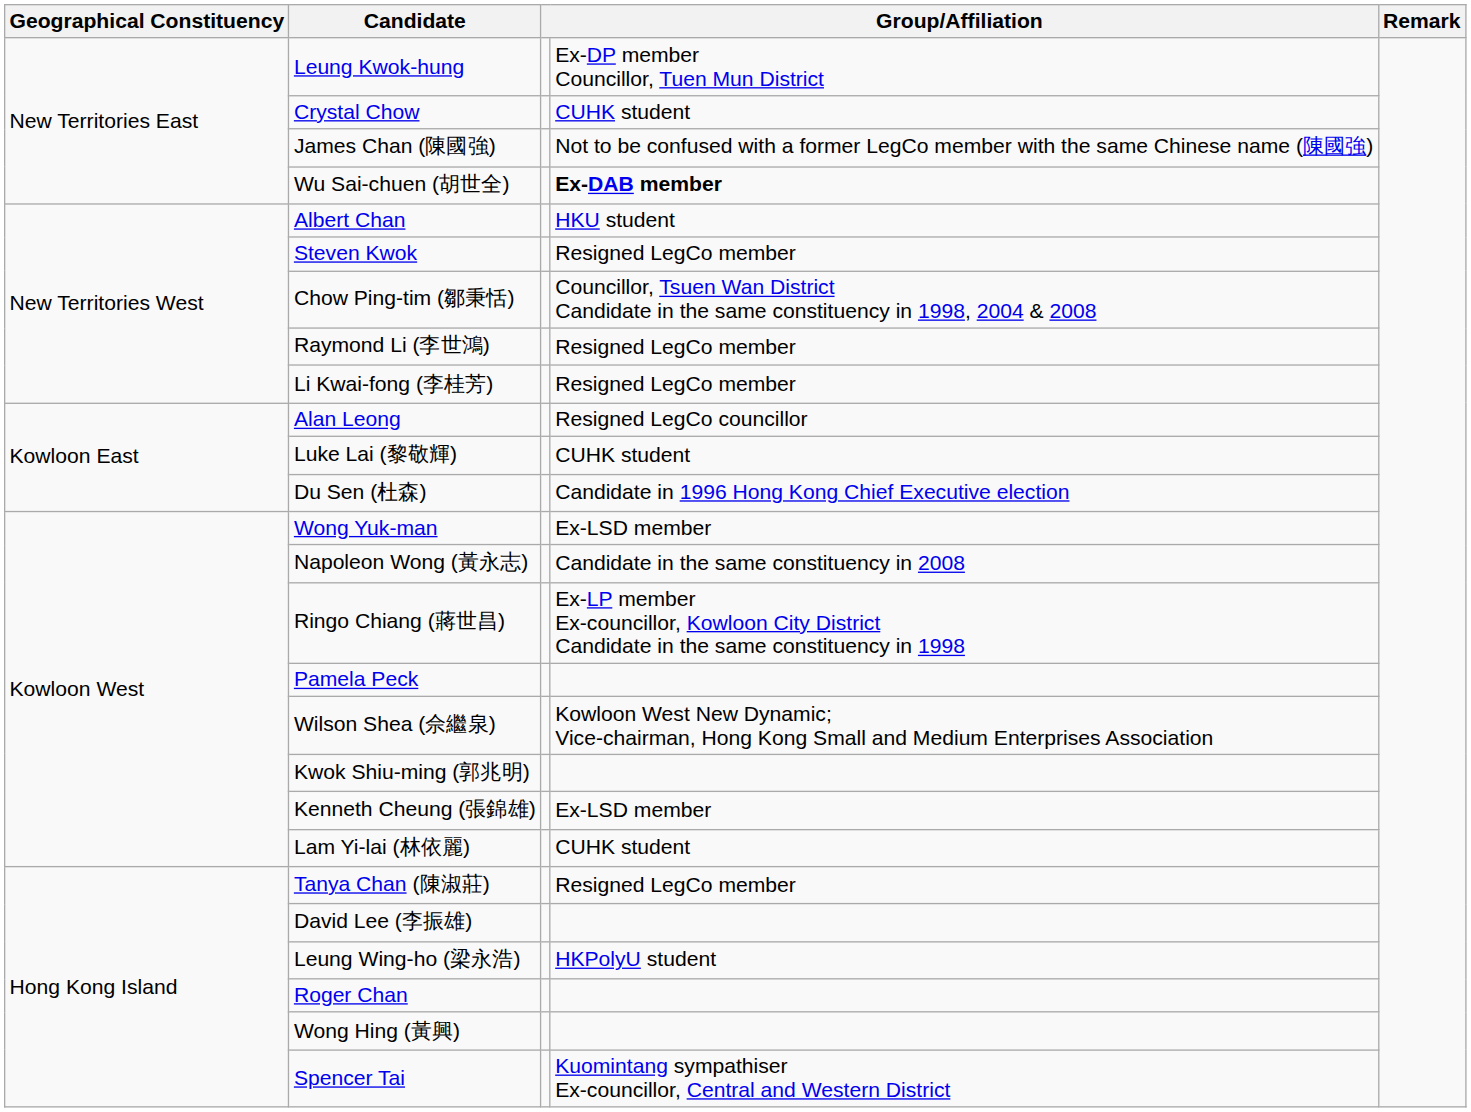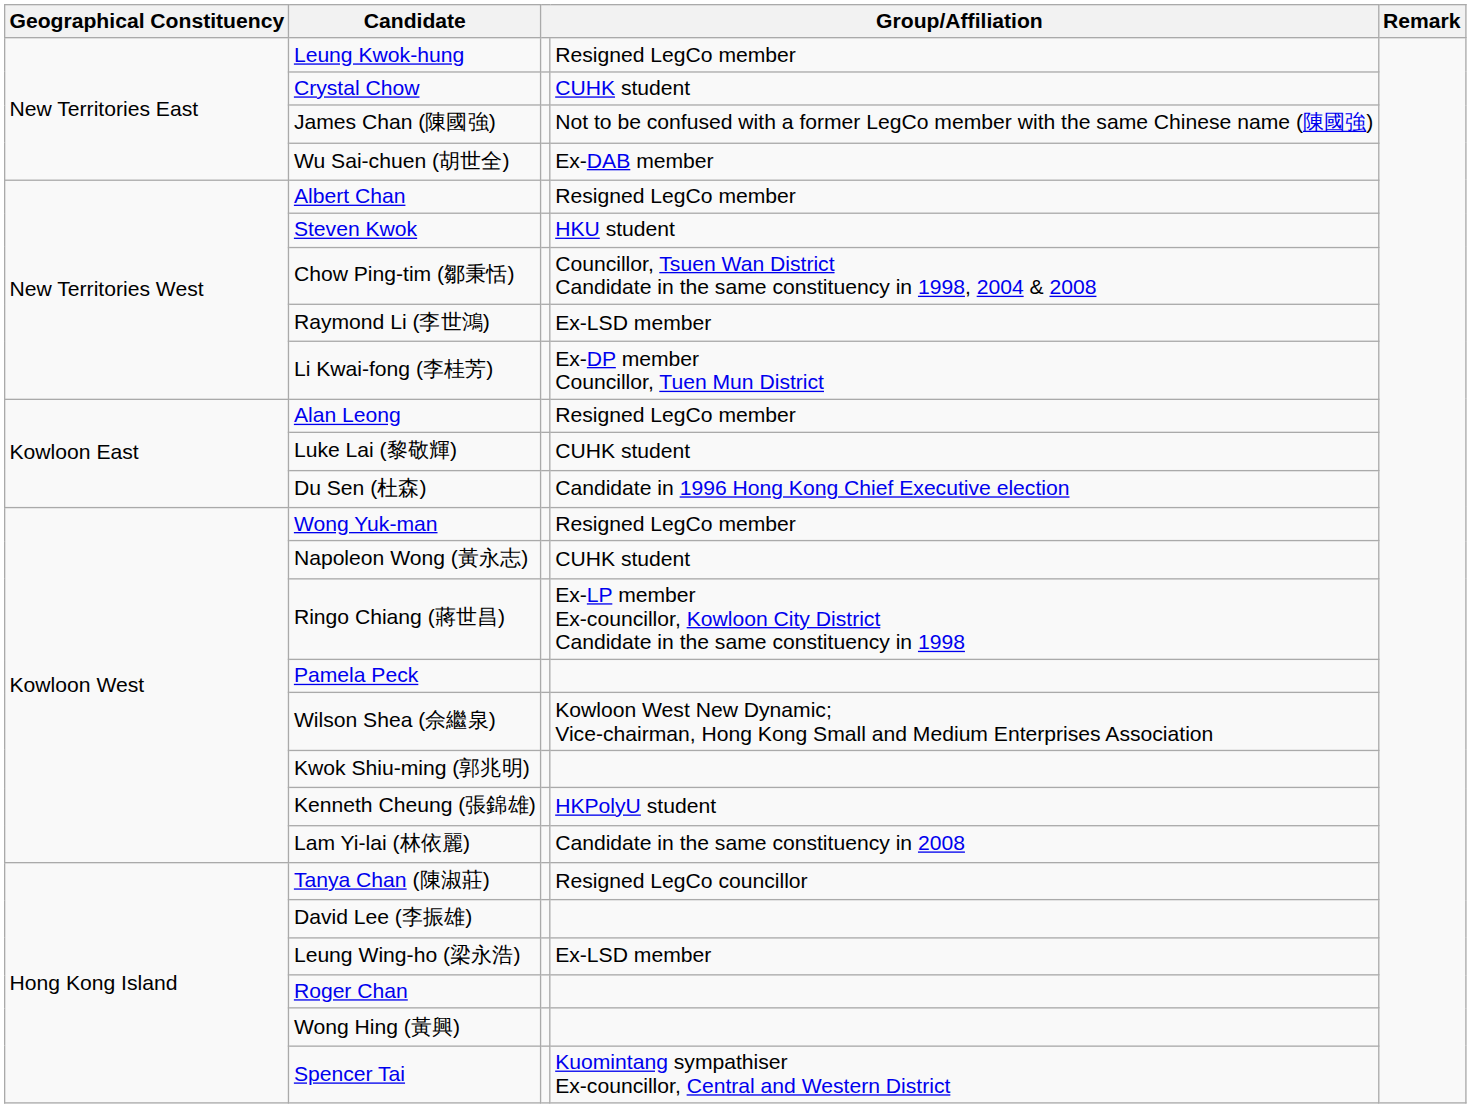(690, 66) Ex-DP member Councillor, Tuen Mun District -> (676, 54) Resigned LegCo member
(639, 184) bold -> (634, 161) normal
(615, 220) HKU student -> (676, 196) Resigned LegCo member
(676, 253) Resigned LegCo member -> (615, 230) HKU student
(676, 346) Resigned LegCo member -> (633, 322) Ex-LSD member
(676, 384) Resigned LegCo member -> (690, 370) Ex-DP member Councillor, Tuen Mun District
(681, 419) Resigned LegCo councillor -> (676, 415) Resigned LegCo member
(633, 527) Ex-LSD member -> (676, 524) Resigned LegCo member
(760, 563) Candidate in the same constituency in 2008 -> (623, 559) CUHK student
(633, 810) Ex-LSD member -> (636, 806) HKPolyU student
(623, 847) CUHK student -> (760, 843) Candidate in the same constituency in 2008
(676, 885) Resigned LegCo member -> (681, 881) Resigned LegCo councillor
(636, 959) HKPolyU student -> (633, 955) Ex-LSD member
